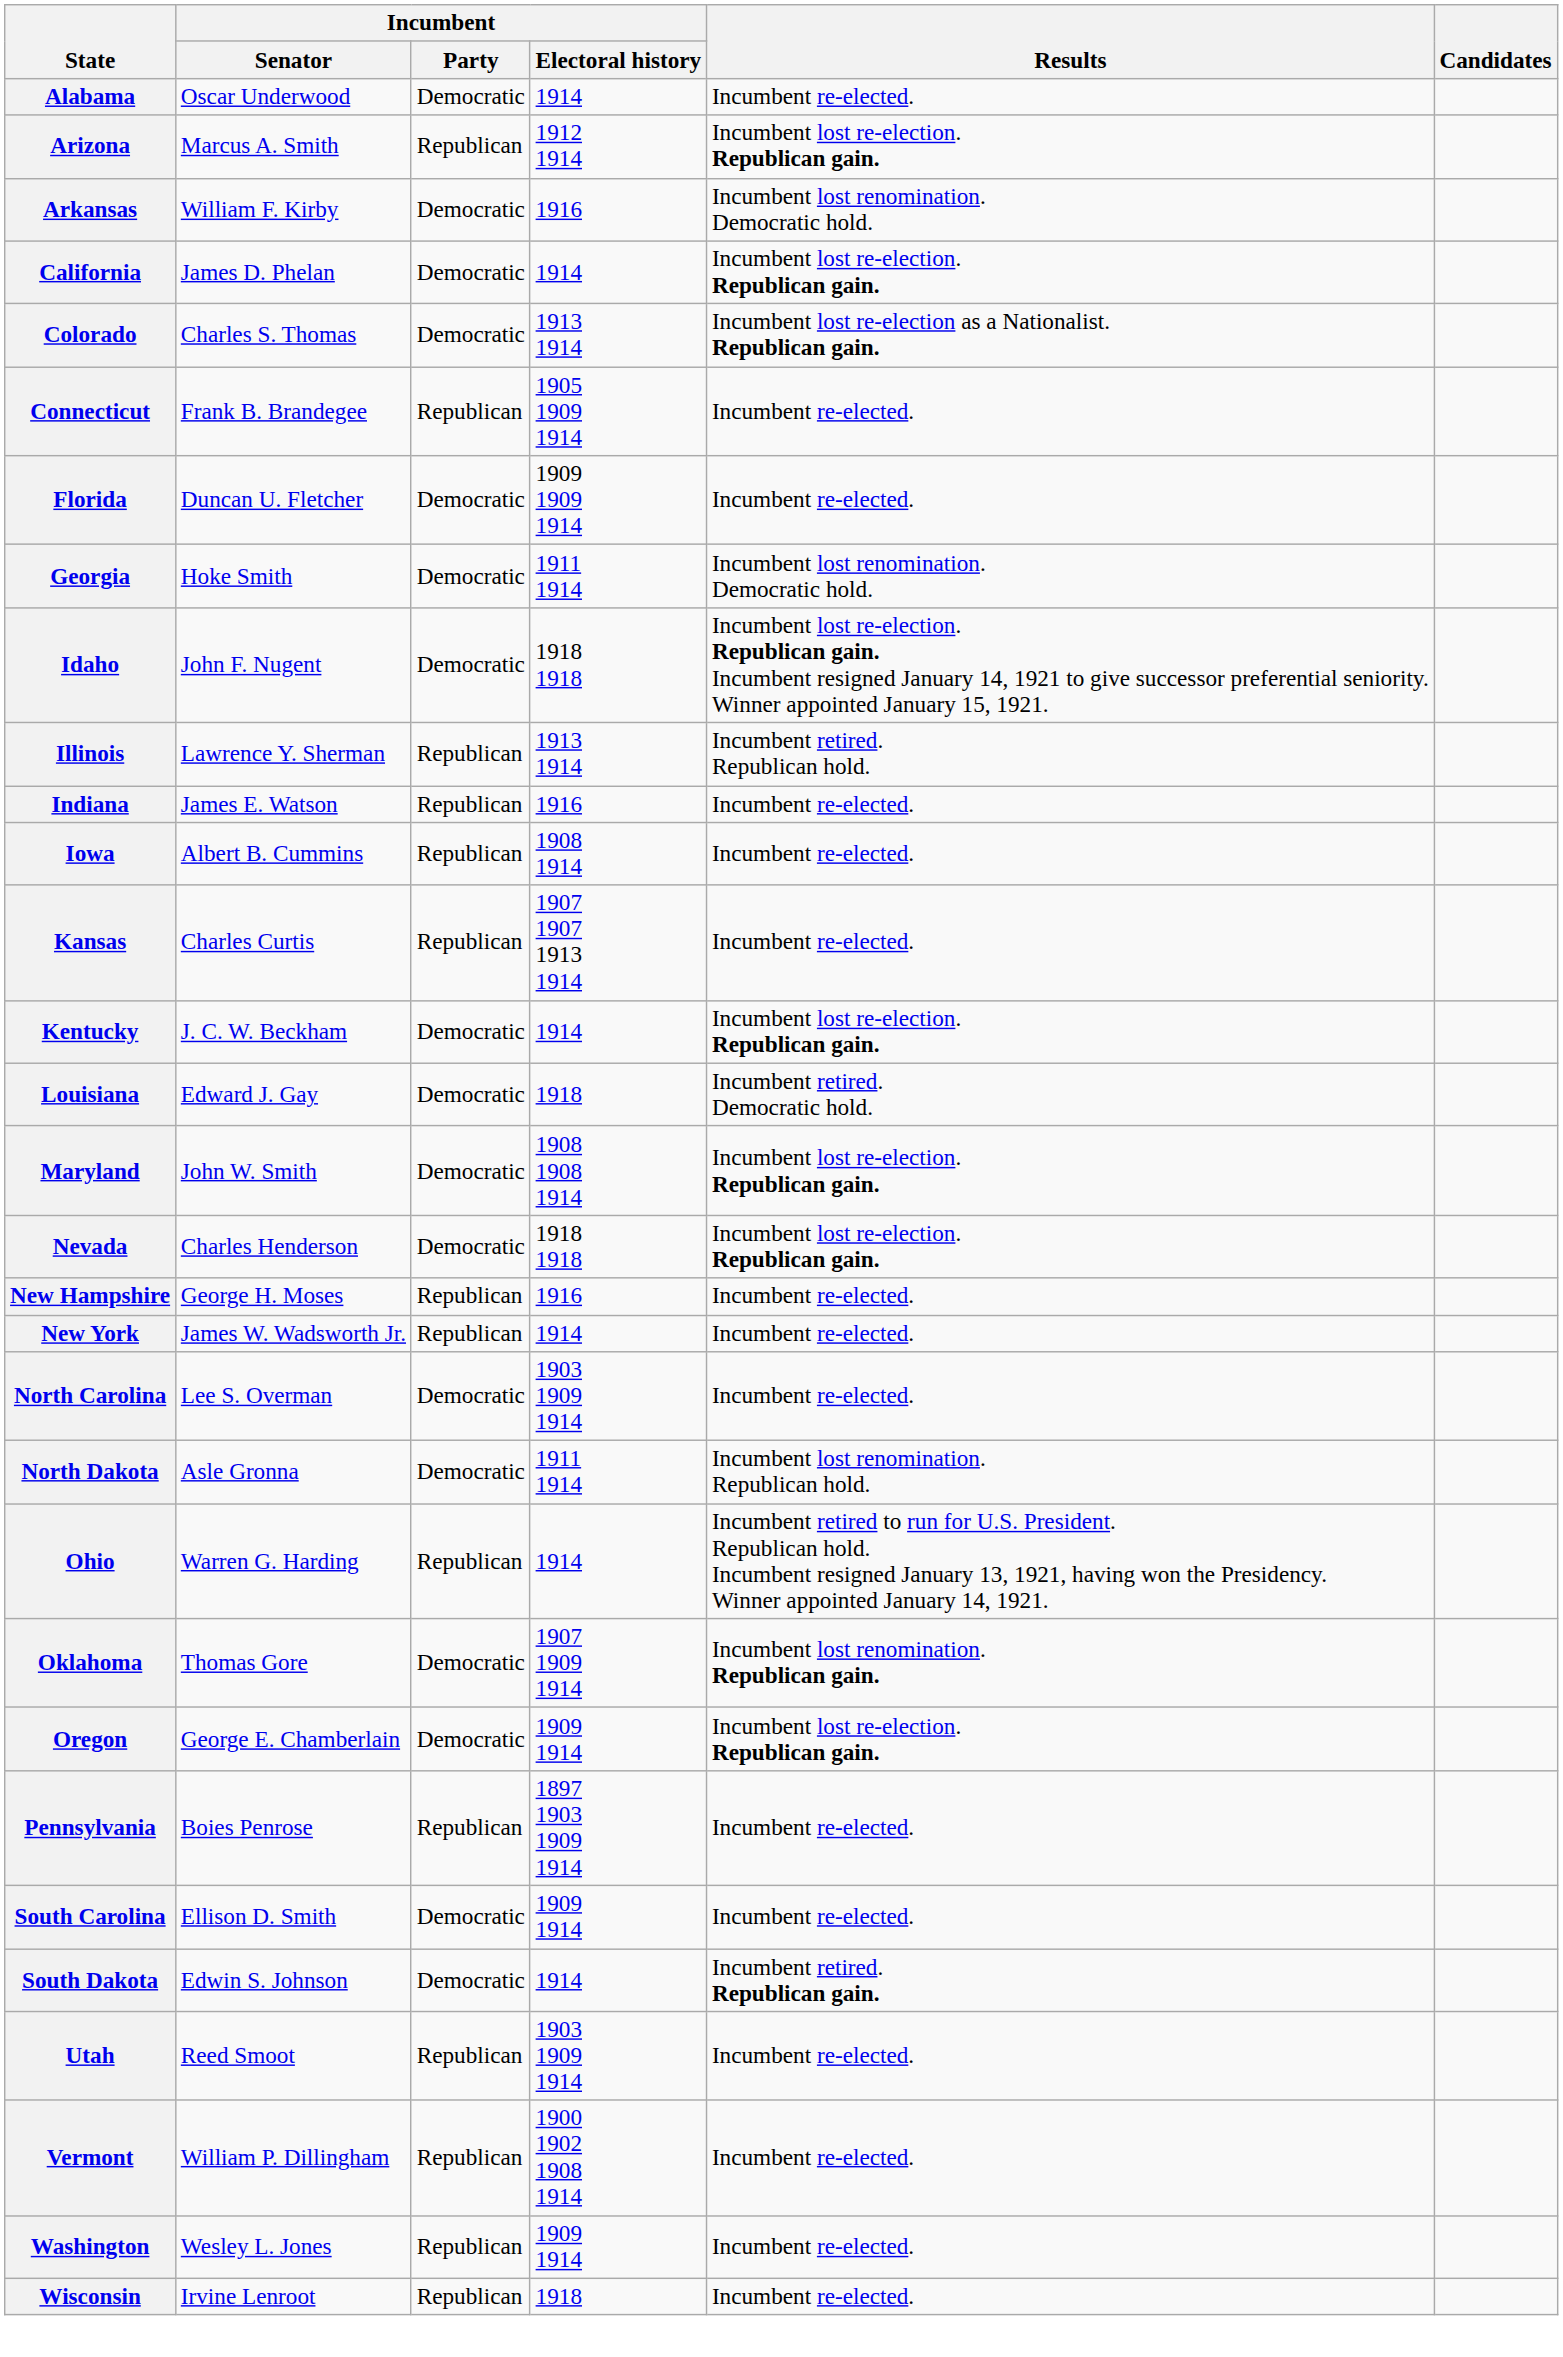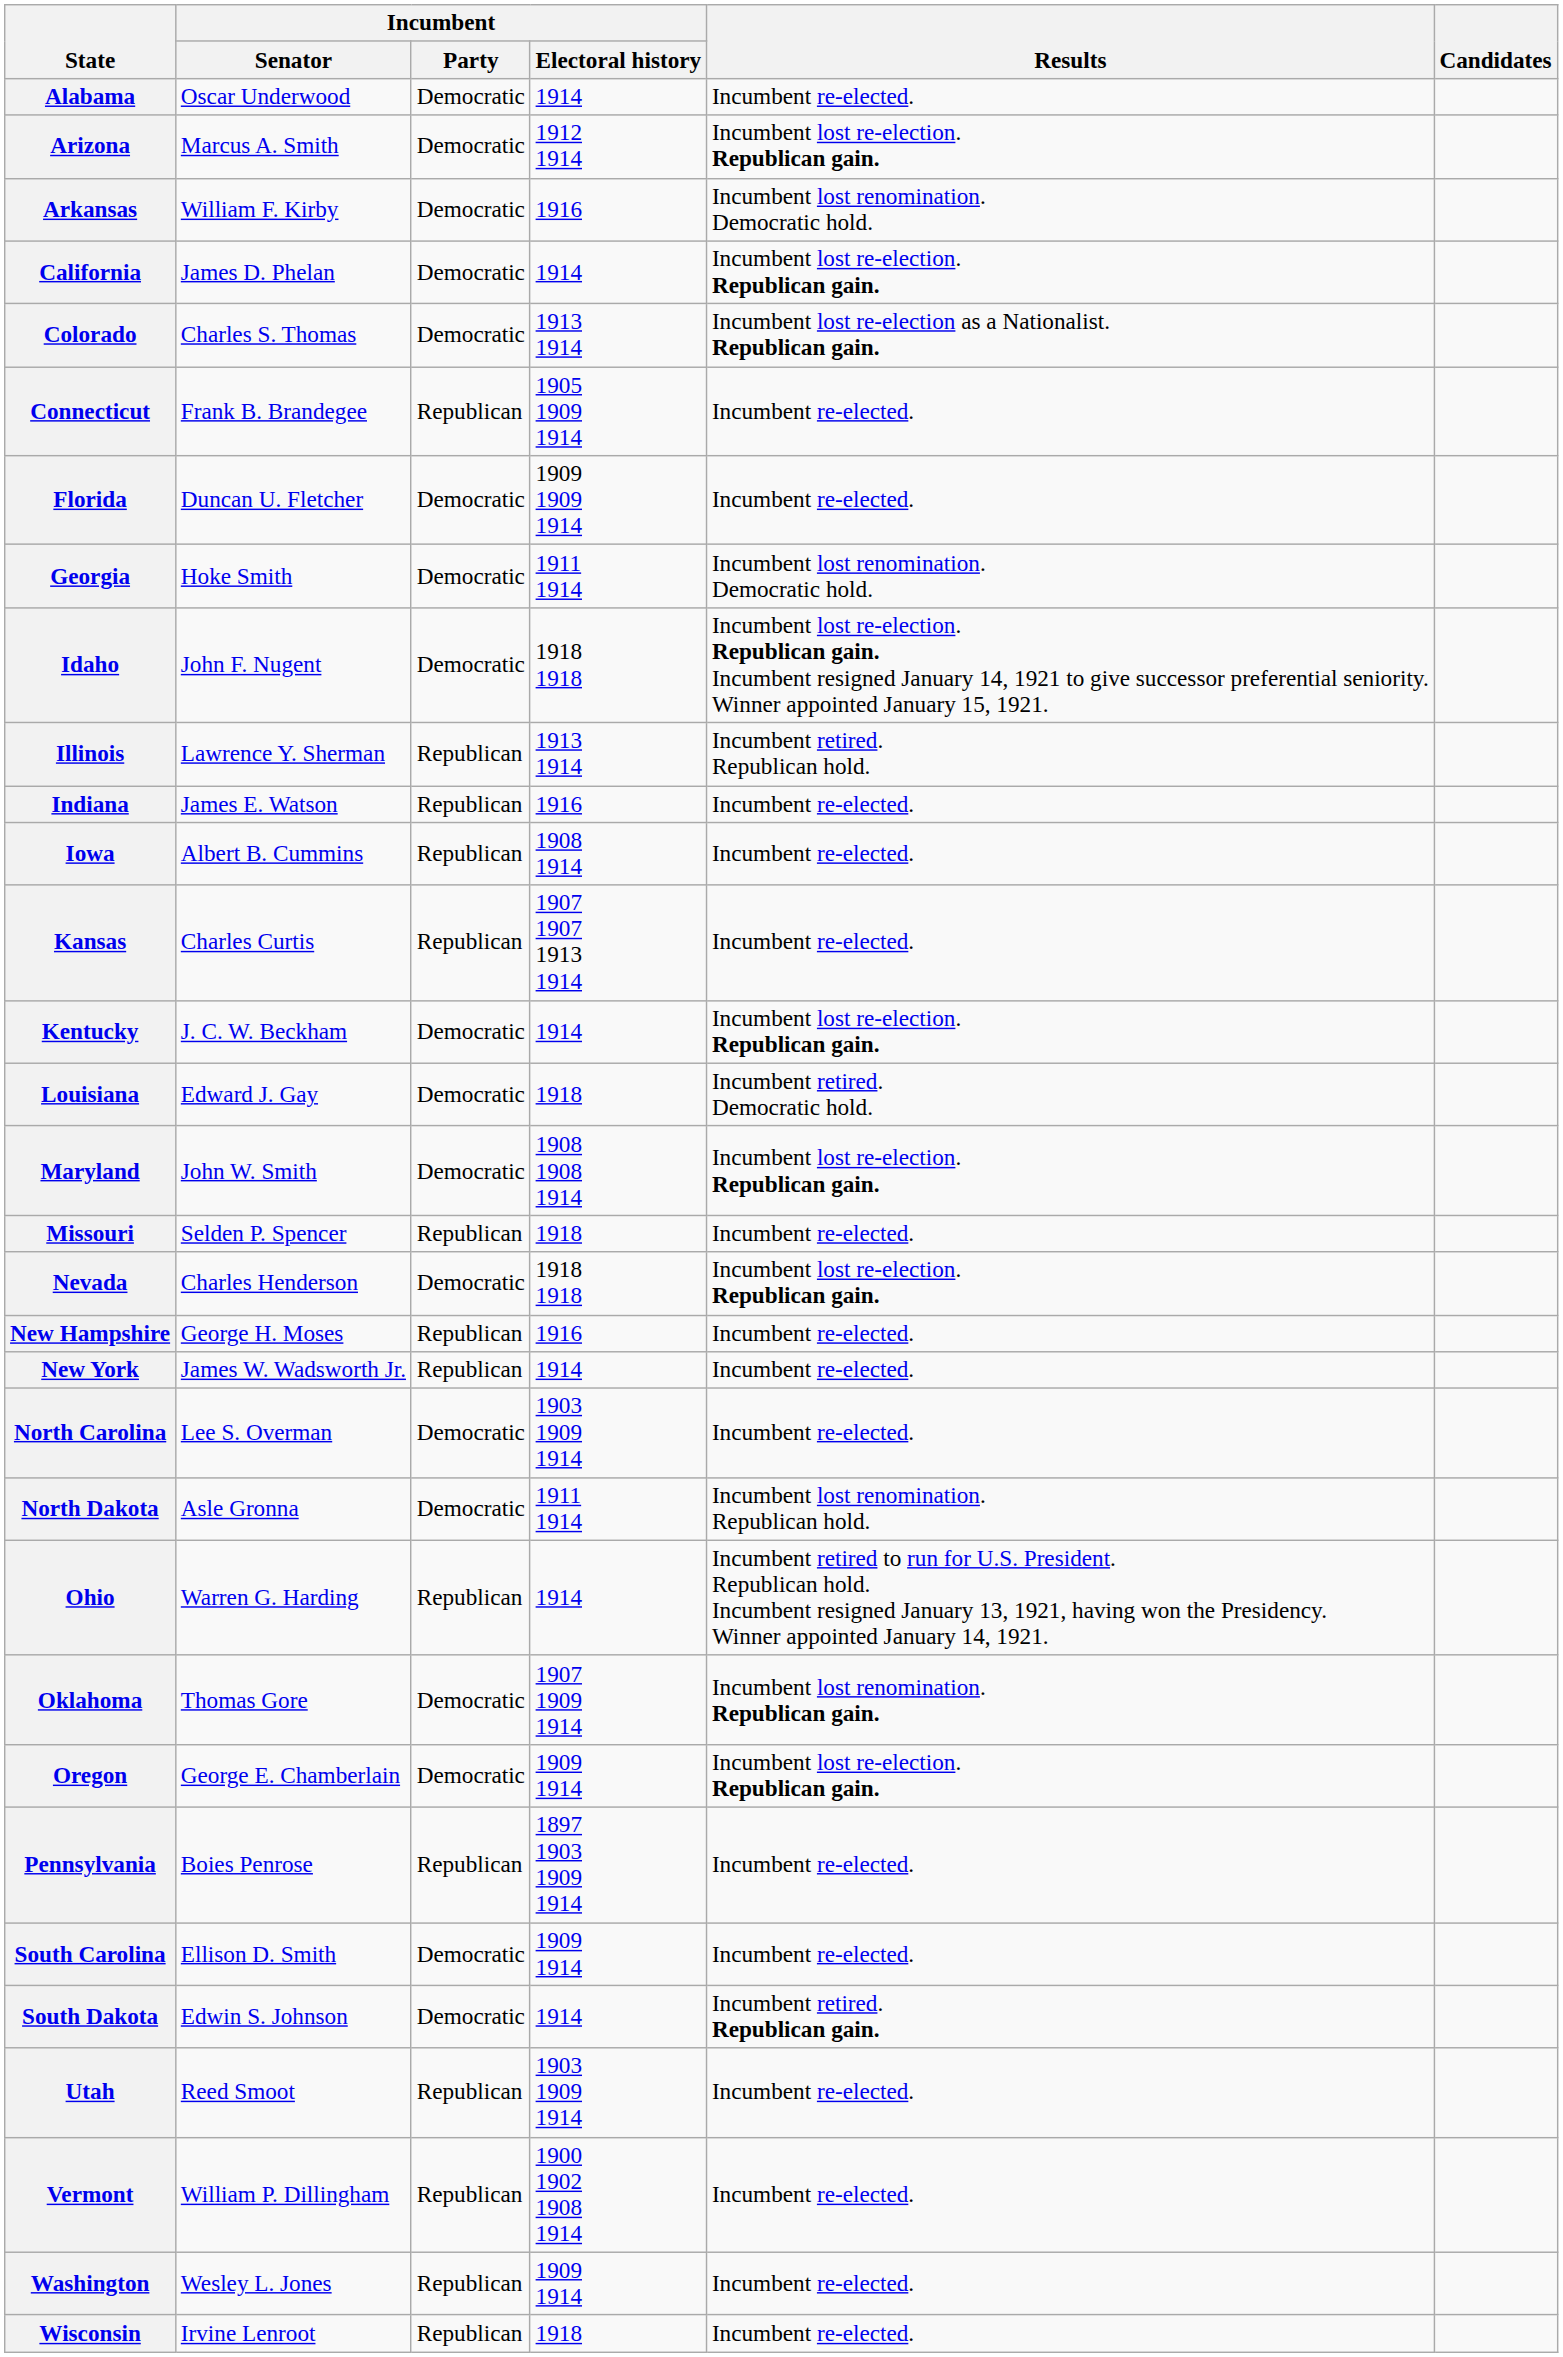(470, 146) Republican -> (471, 146) Democratic
+ row: (90, 1233)
